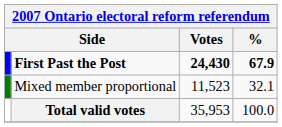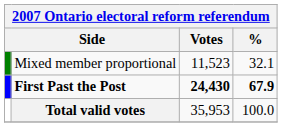rows swapped: (70, 63) <-> (95, 87)
